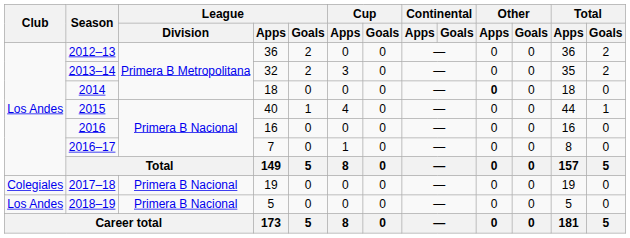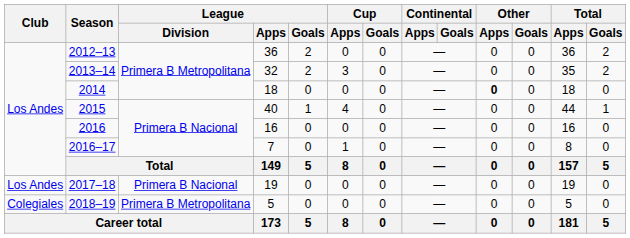(35, 185) Colegiales -> (35, 185) Los Andes
(35, 204) Los Andes -> (35, 204) Colegiales
(186, 204) Primera B Nacional -> (186, 204) Primera B Metropolitana
